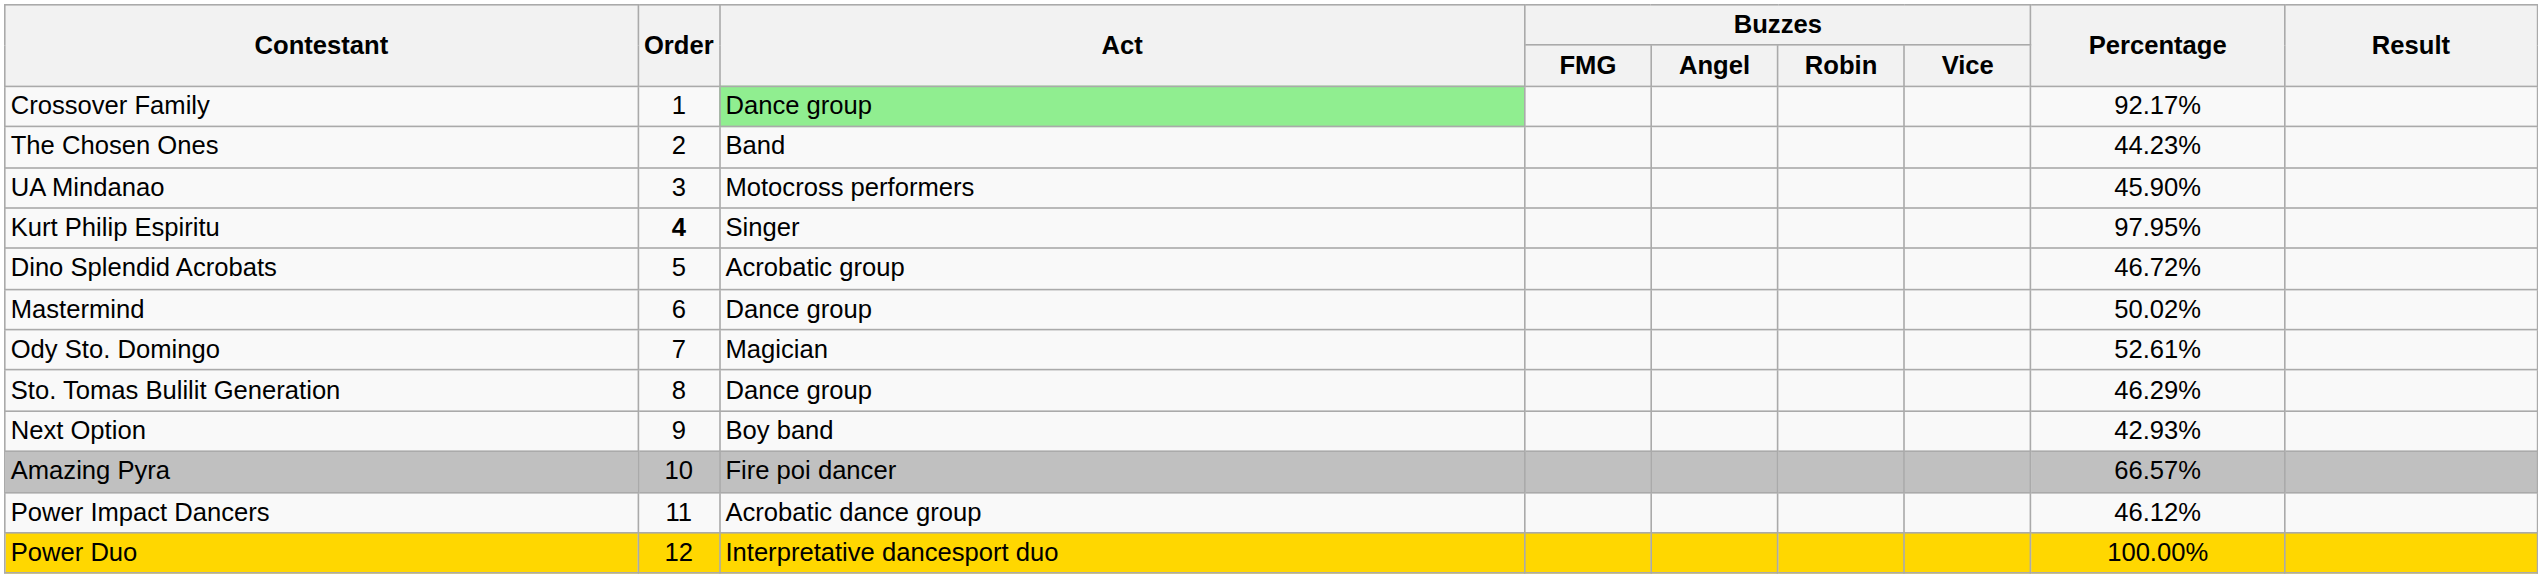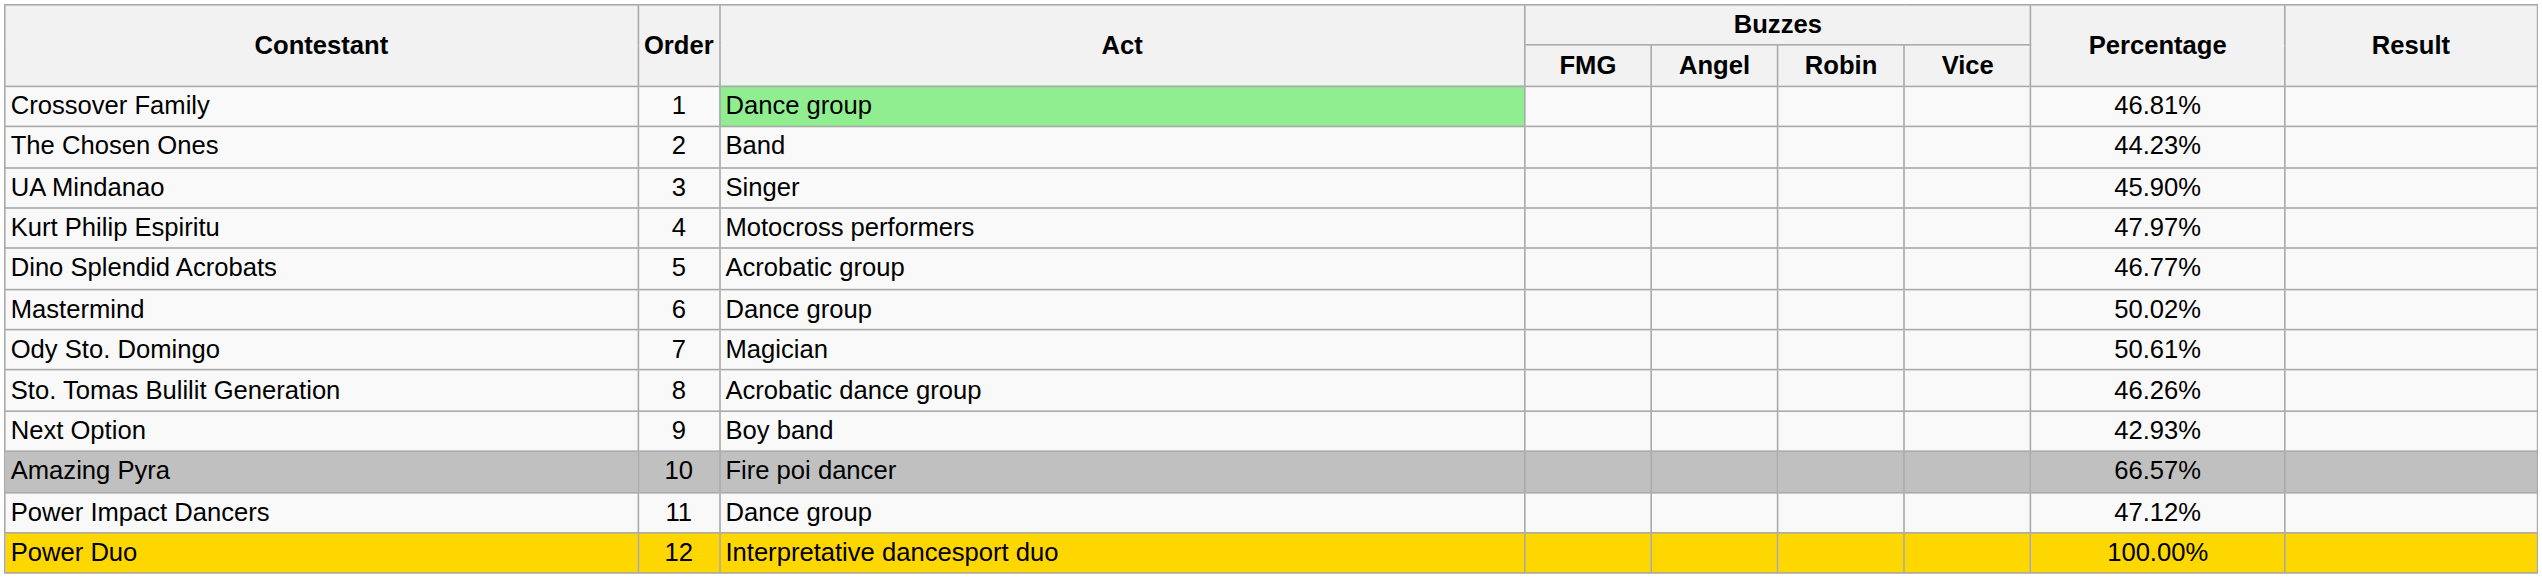(2158, 106) 92.17% -> (2158, 106) 46.81%
(850, 187) Motocross performers -> (762, 187) Singer
(679, 227) bold -> (679, 227) normal
(762, 227) Singer -> (850, 227) Motocross performers
(2158, 227) 97.95% -> (2158, 227) 47.97%
(2158, 268) 46.72% -> (2158, 268) 46.77%
(2158, 349) 52.61% -> (2158, 349) 50.61%
(799, 390) Dance group -> (854, 390) Acrobatic dance group
(2158, 390) 46.29% -> (2158, 390) 46.26%
(854, 512) Acrobatic dance group -> (799, 512) Dance group
(2158, 512) 46.12% -> (2158, 512) 47.12%
